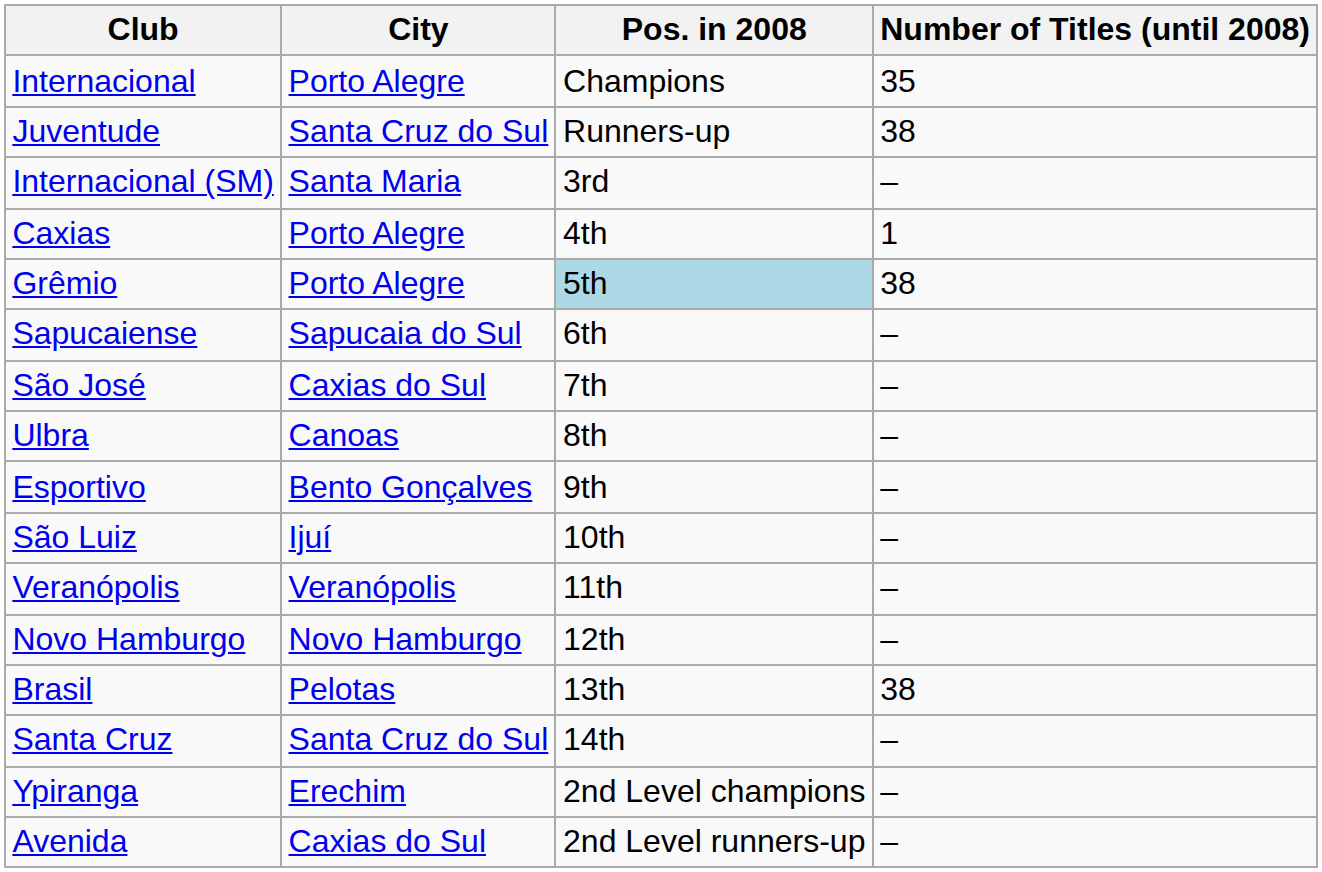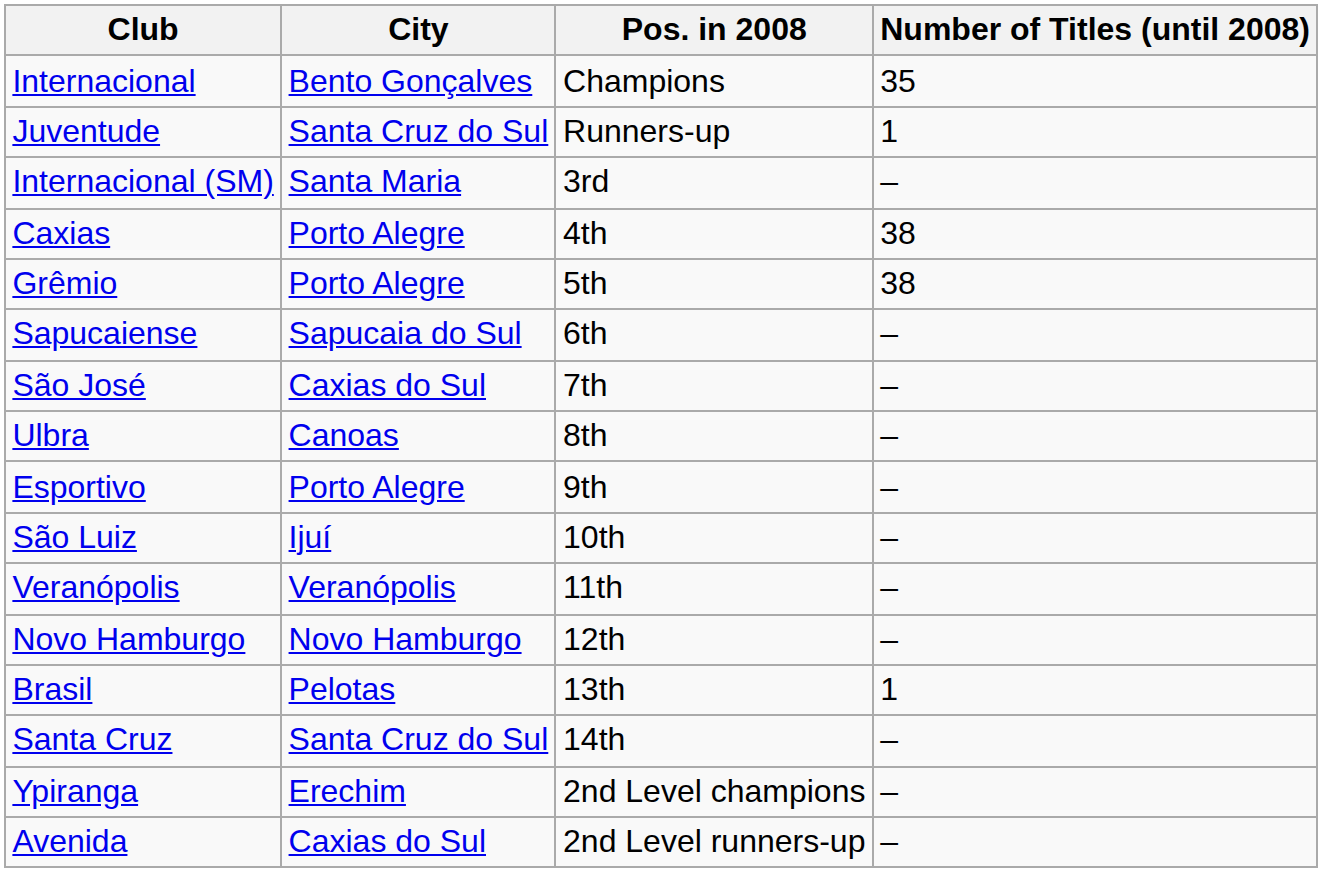(377, 80) Porto Alegre -> (410, 80) Bento Gonçalves
(898, 131) 38 -> (889, 131) 1
(889, 232) 1 -> (898, 232) 38
(585, 283) lightblue background -> (585, 283) no background
(410, 486) Bento Gonçalves -> (377, 486) Porto Alegre
(898, 689) 38 -> (889, 689) 1
